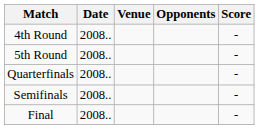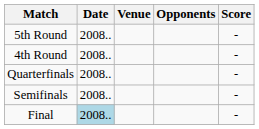rows swapped: (41, 34) <-> (41, 54)
(96, 114) no background -> (96, 114) lightblue background
